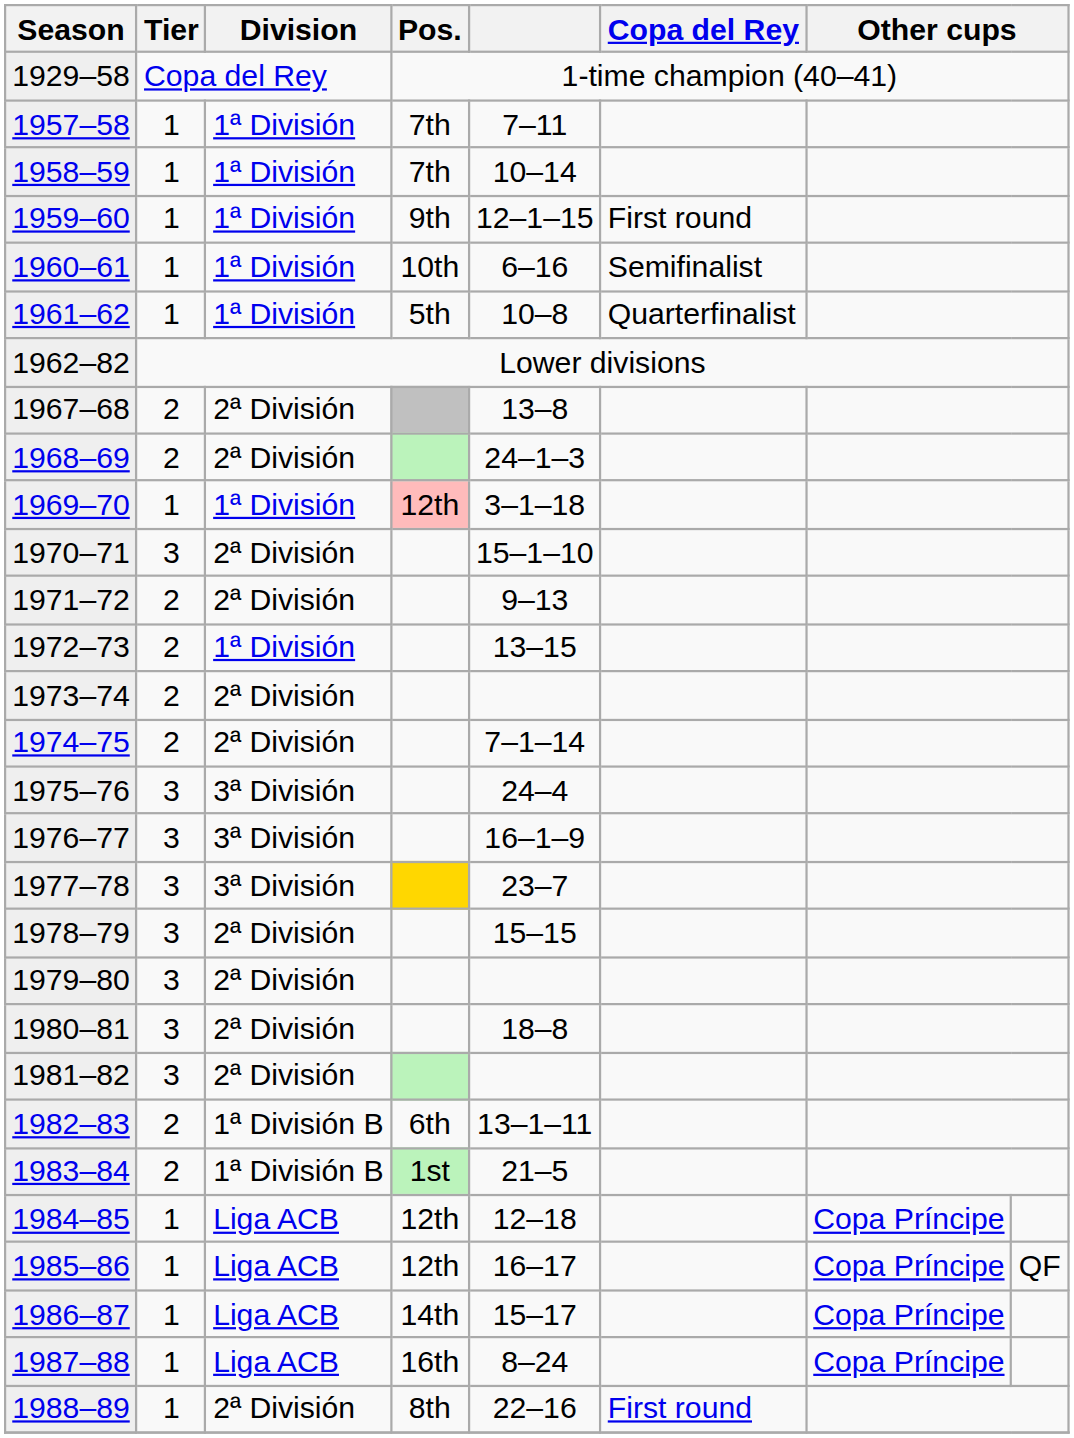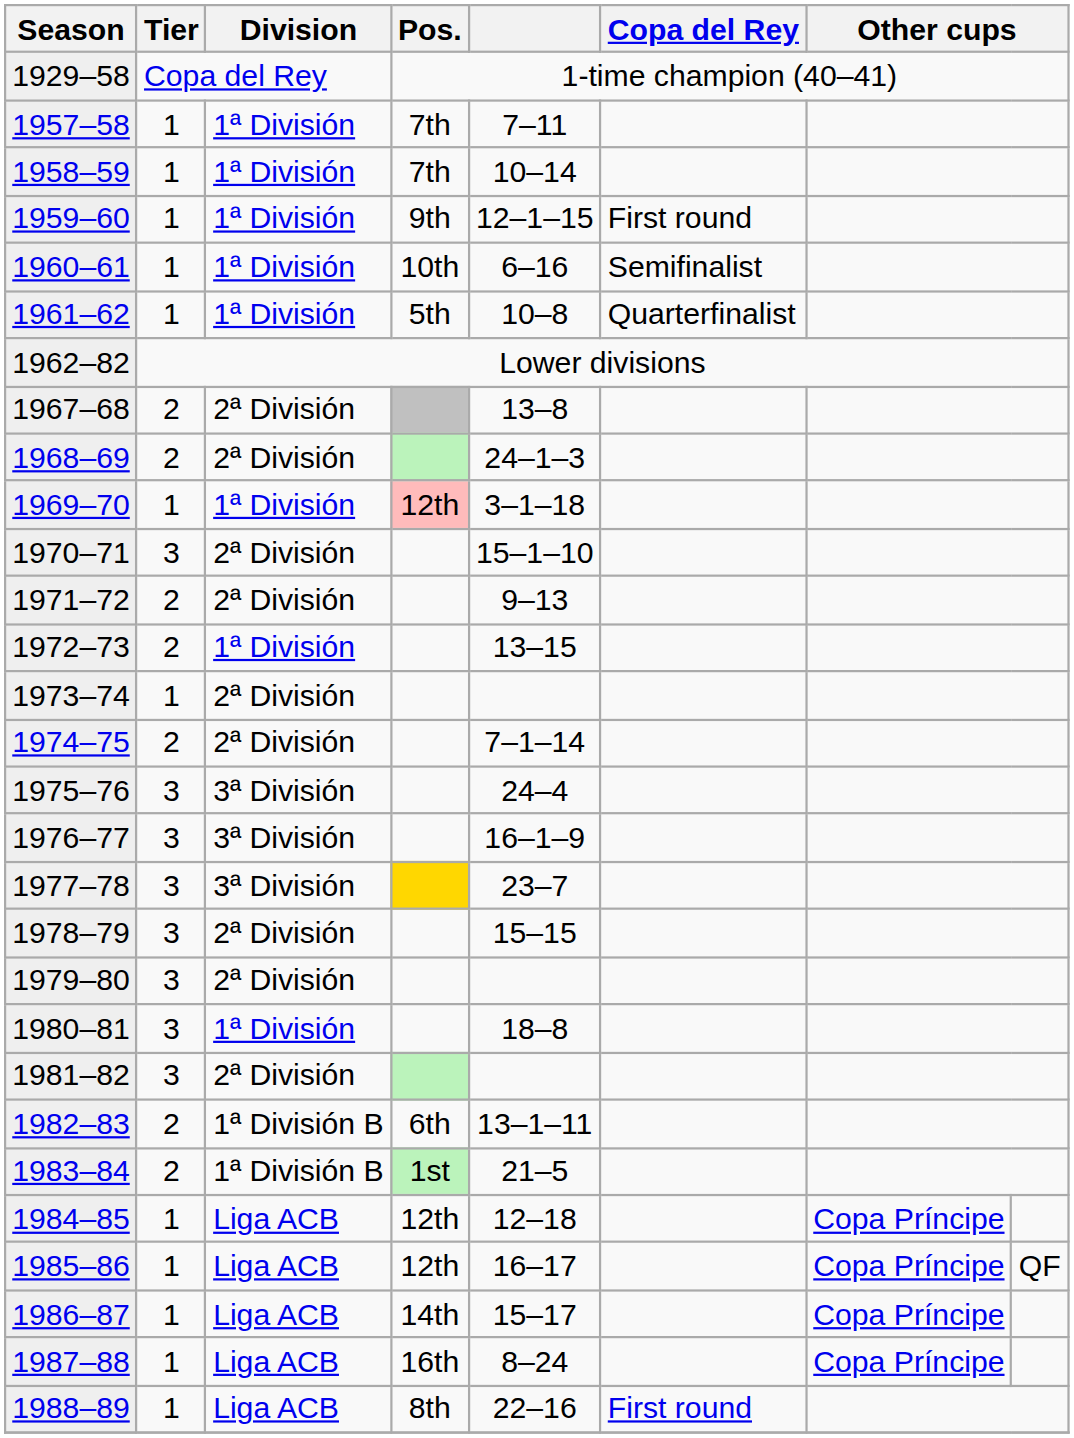(171, 695) 2 -> (171, 695) 1
(284, 1028) 2ª División -> (284, 1028) 1ª División
(284, 1409) 2ª División -> (276, 1409) Liga ACB
